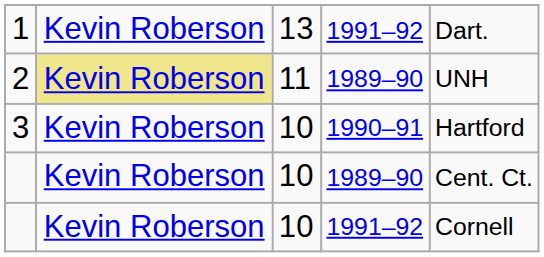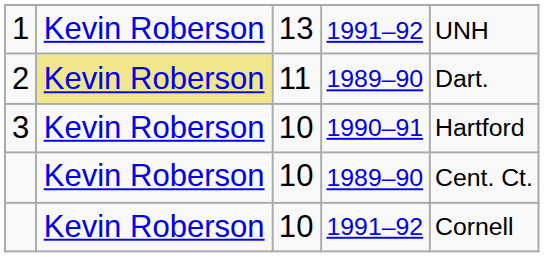(462, 30) Dart. -> (462, 30) UNH
(462, 79) UNH -> (462, 79) Dart.
